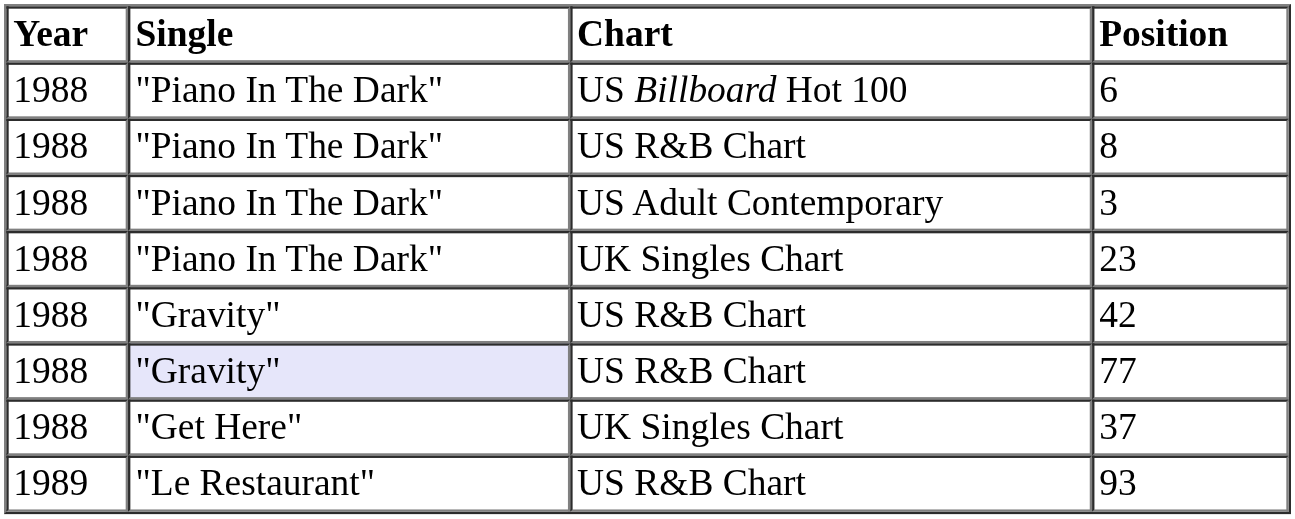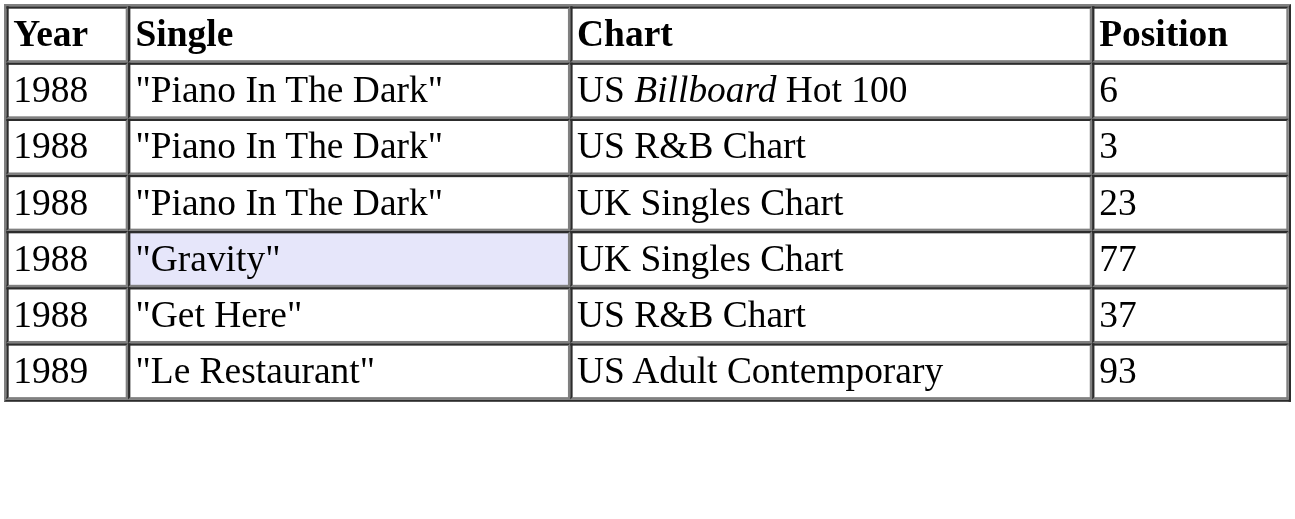- row: (1109, 146)
(760, 202) US Adult Contemporary -> (692, 146) US R&B Chart
- row: (1118, 314)
(692, 370) US R&B Chart -> (710, 258) UK Singles Chart
(710, 426) UK Singles Chart -> (692, 314) US R&B Chart
(692, 483) US R&B Chart -> (760, 370) US Adult Contemporary
